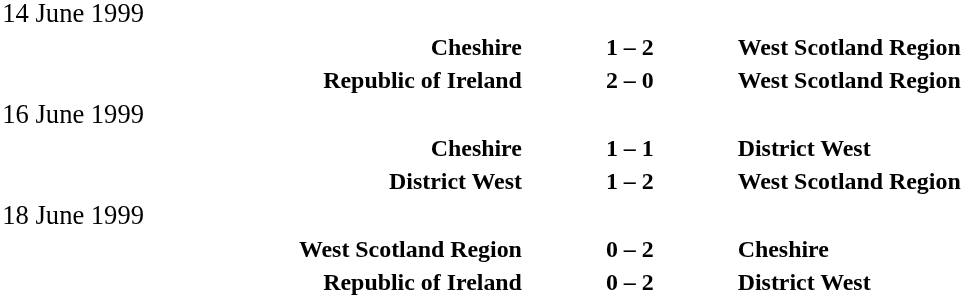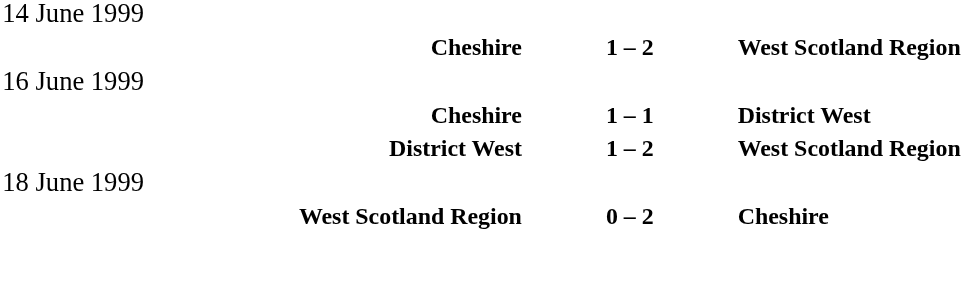- row: (423, 80)
- row: (423, 282)
